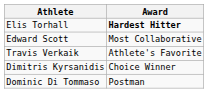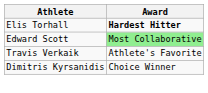(155, 39) no background -> (155, 39) lightgreen background
- row: (53, 81)
